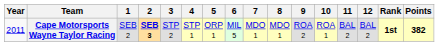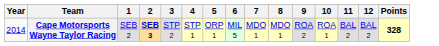- column: (391, 12)
(16, 30) 2011 -> (16, 30) 2014
(418, 30) 382 -> (394, 30) 328
